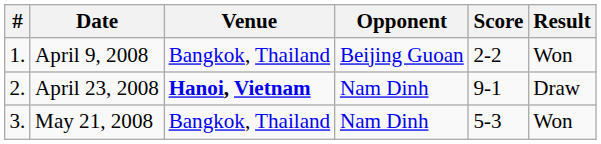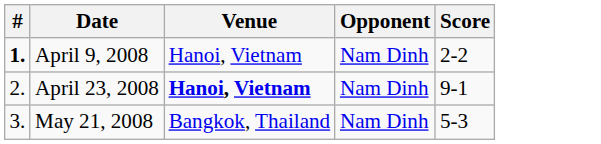- column: (562, 21)
(17, 54) normal -> (17, 54) bold
(249, 54) Bangkok, Thailand -> (235, 54) Hanoi, Vietnam
(402, 54) Beijing Guoan -> (384, 54) Nam Dinh
